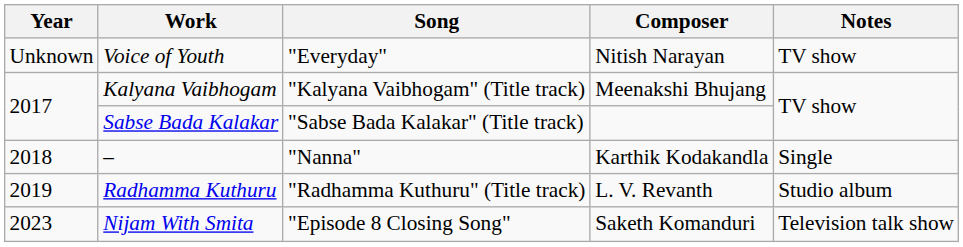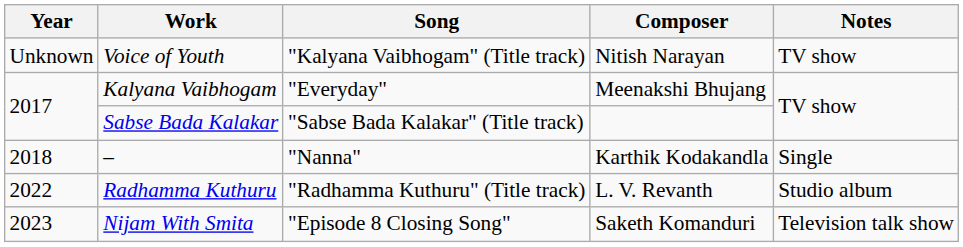(338, 55) "Everyday" -> (437, 55) "Kalyana Vaibhogam" (Title track)
(437, 88) "Kalyana Vaibhogam" (Title track) -> (338, 88) "Everyday"
(31, 190) 2019 -> (31, 190) 2022
